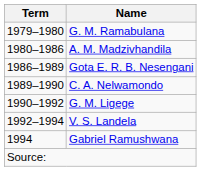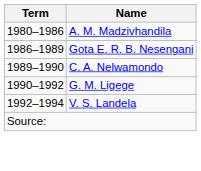- row: (117, 31)
- row: (124, 139)
